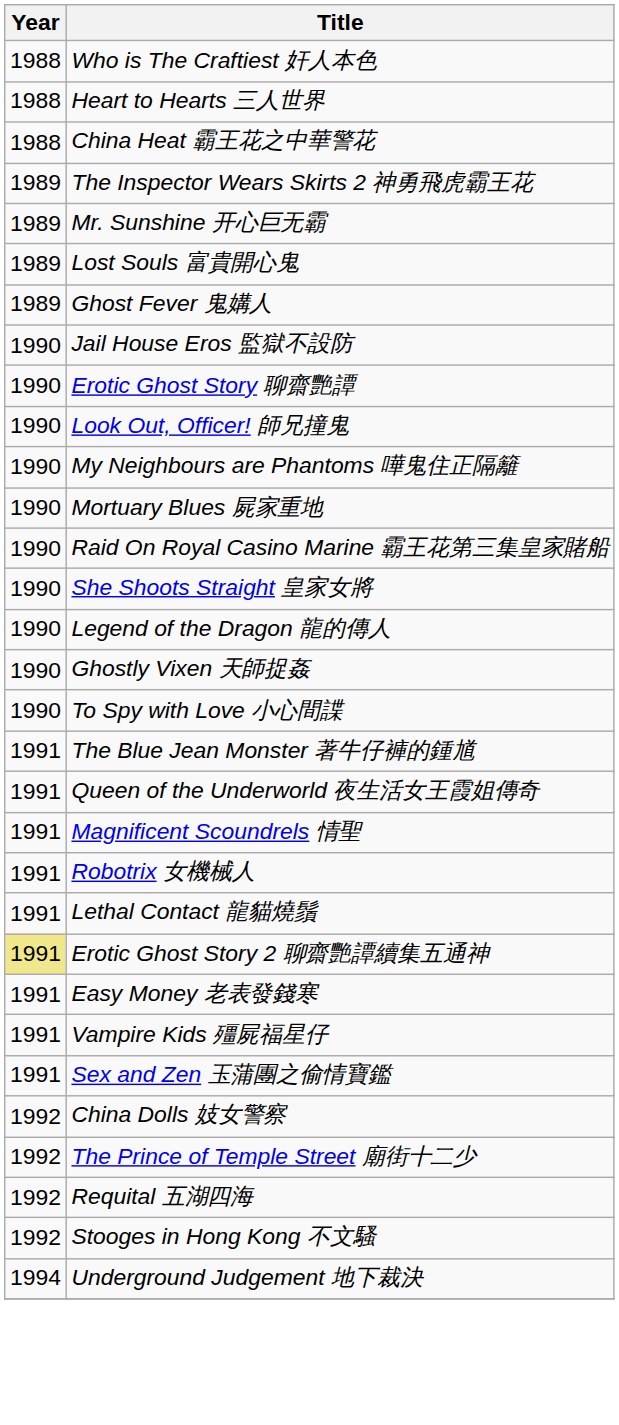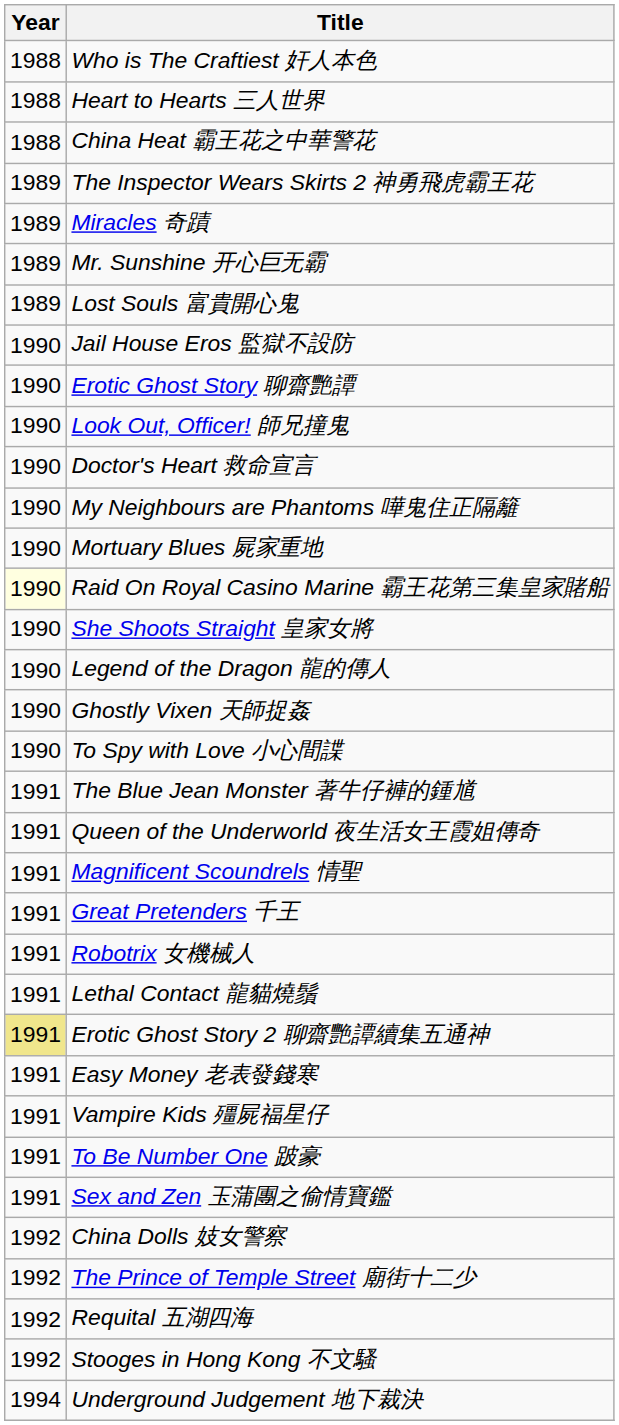+ row: (140, 222)
- row: (172, 303)
+ row: (193, 466)
(35, 547) no background -> (35, 588) lightyellow background
+ row: (185, 912)
+ row: (196, 1155)
